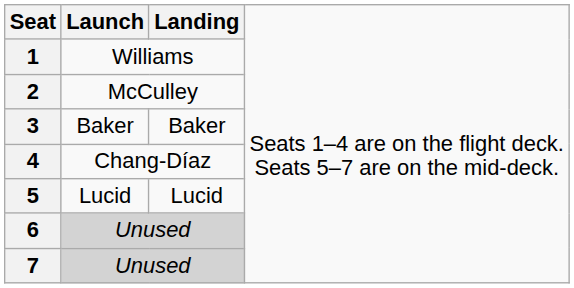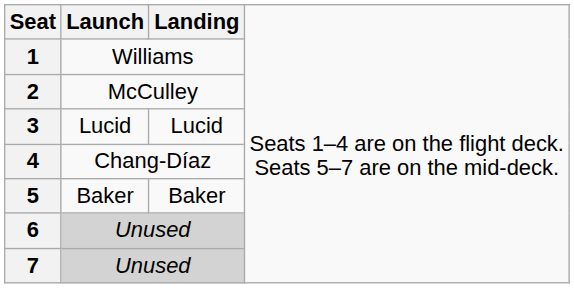(105, 126) Baker -> (105, 126) Lucid
(197, 126) Baker -> (197, 126) Lucid
(105, 195) Lucid -> (105, 195) Baker
(197, 195) Lucid -> (197, 195) Baker
